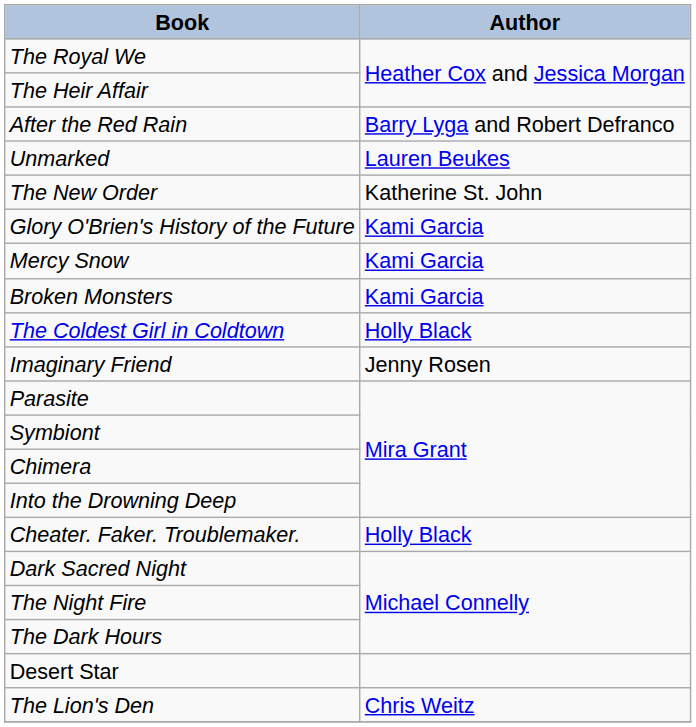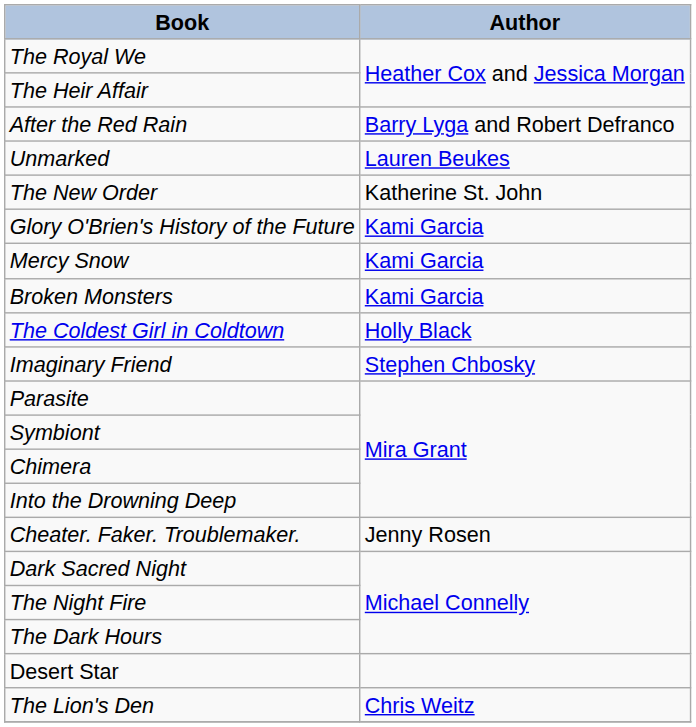(428, 364) Jenny Rosen -> (450, 364) Stephen Chbosky
(418, 535) Holly Black -> (428, 535) Jenny Rosen
